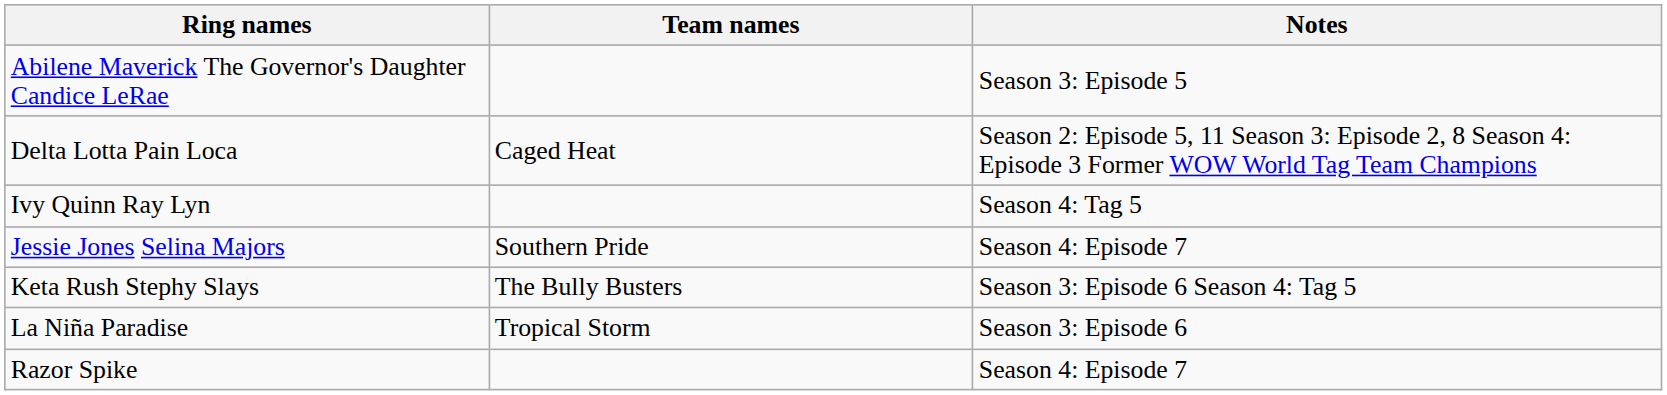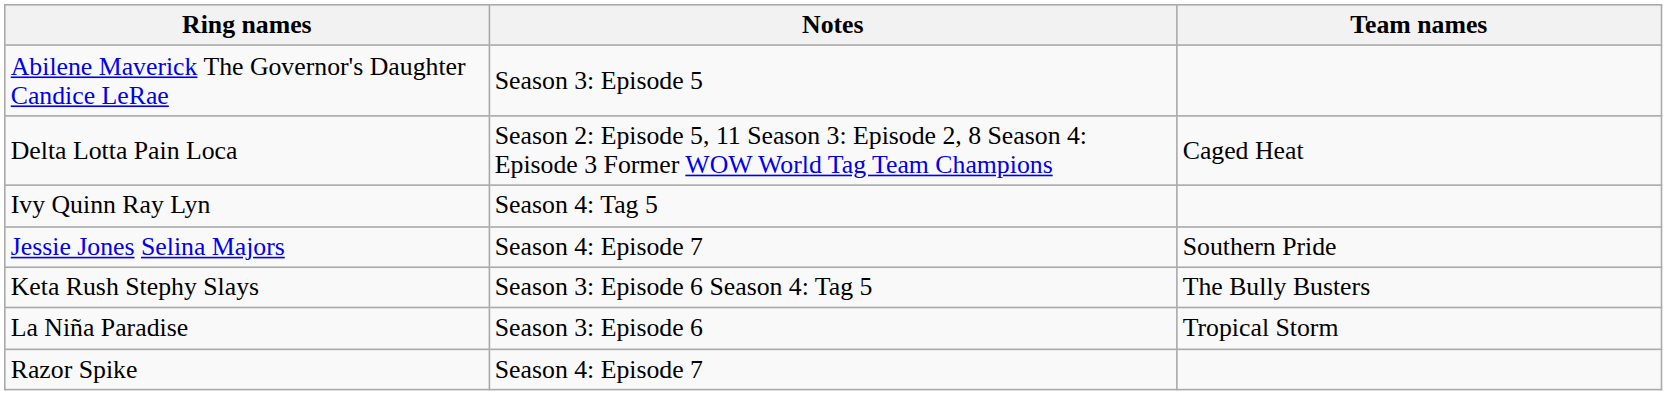columns swapped: (731, 24) <-> (1317, 24)
